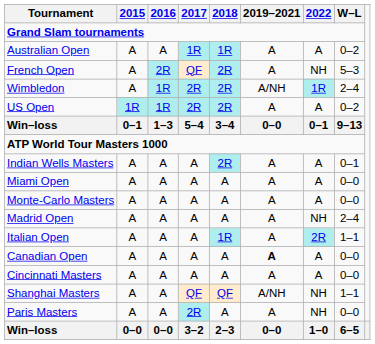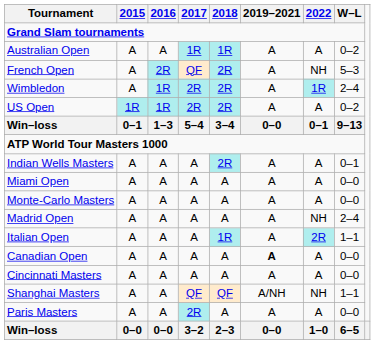(272, 87) A/NH -> (272, 87) A
(319, 311) NH -> (319, 311) A
